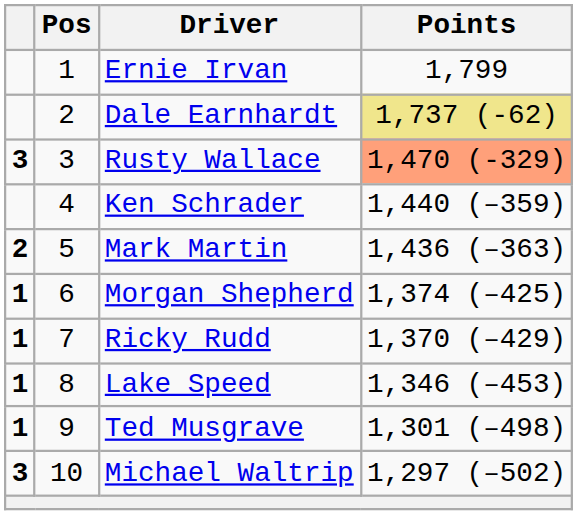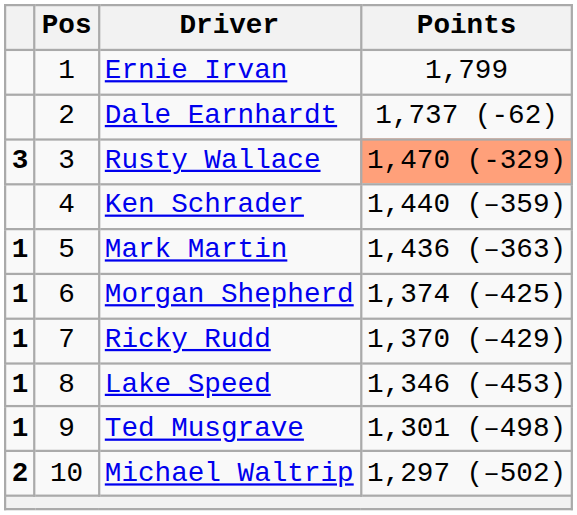(467, 117) khaki background -> (467, 117) no background
(20, 251) 2 -> (20, 251) 1
(20, 474) 3 -> (20, 474) 2
